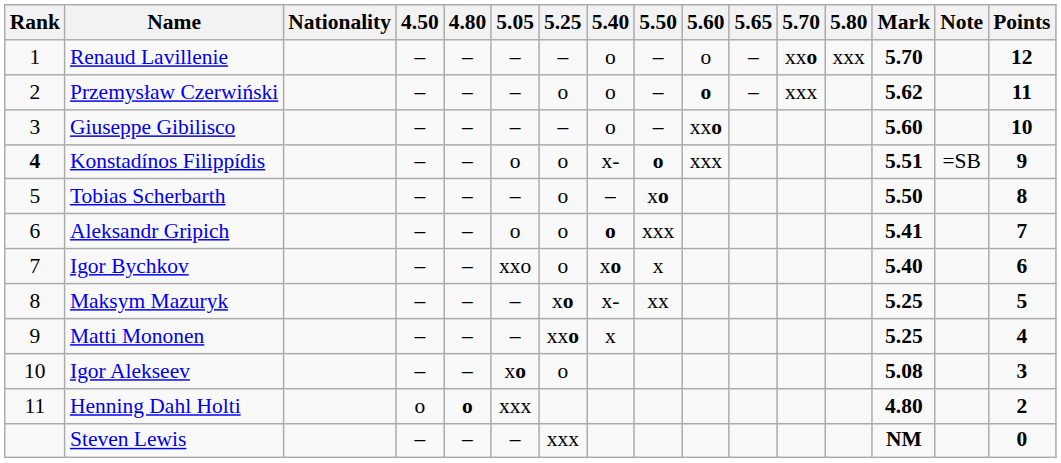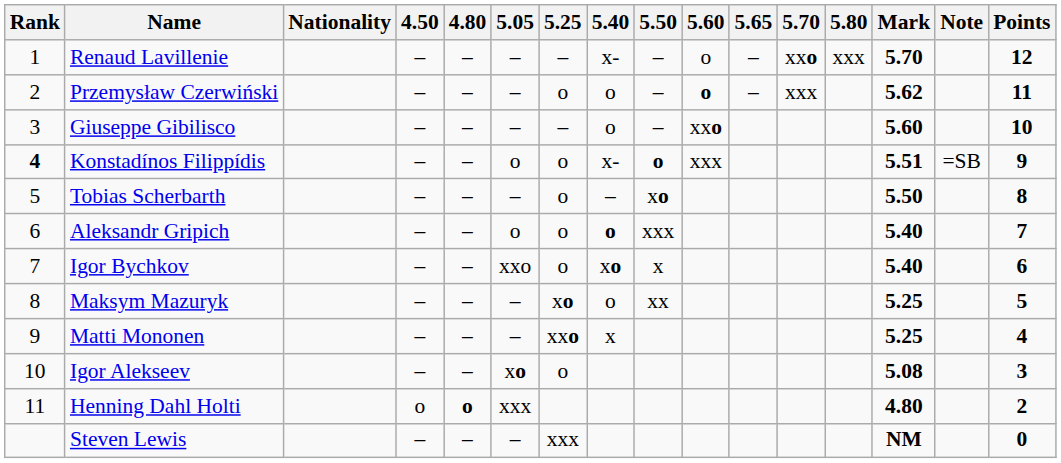(610, 56) o -> (610, 56) x-
(904, 230) 5.41 -> (904, 230) 5.40
(610, 300) x- -> (610, 300) o
